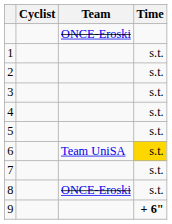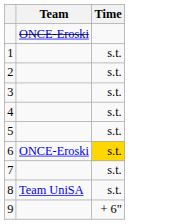- column: (37, 14)
(93, 151) Team UniSA -> (54, 151) ONCE-Eroski
(96, 190) ONCE-Eroski -> (51, 190) Team UniSA
(152, 209) bold -> (111, 209) normal
